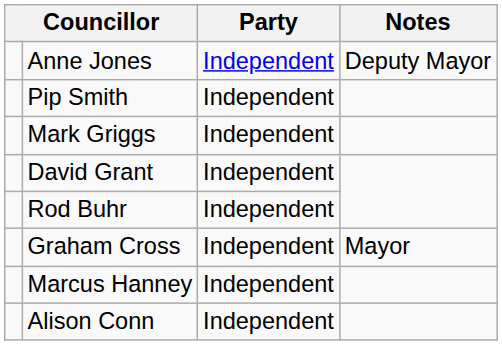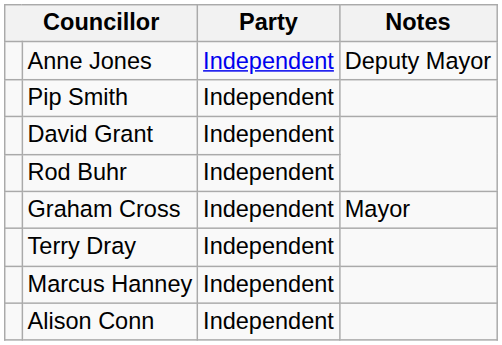- row: (92, 135)
+ row: (82, 246)
